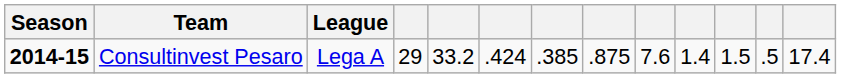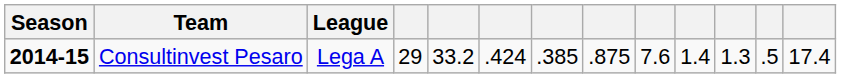(735, 56) 1.5 -> (735, 56) 1.3
